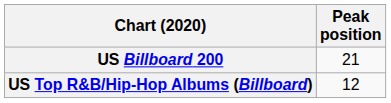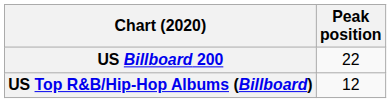(351, 60) 21 -> (351, 60) 22
